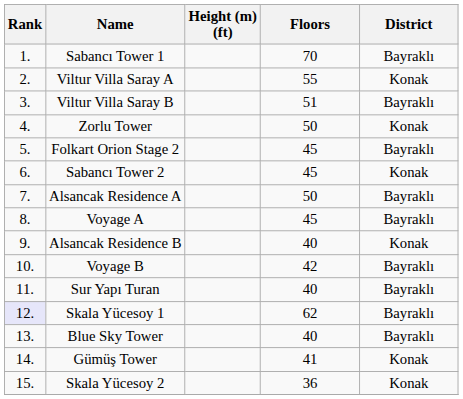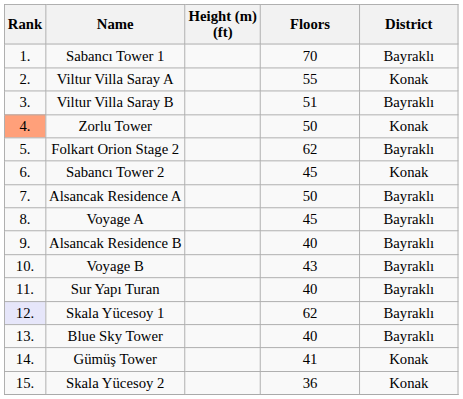(25, 126) no background -> (25, 126) lightsalmon background
(310, 149) 45 -> (310, 149) 62
(409, 242) Konak -> (409, 242) Bayraklı
(310, 266) 42 -> (310, 266) 43
